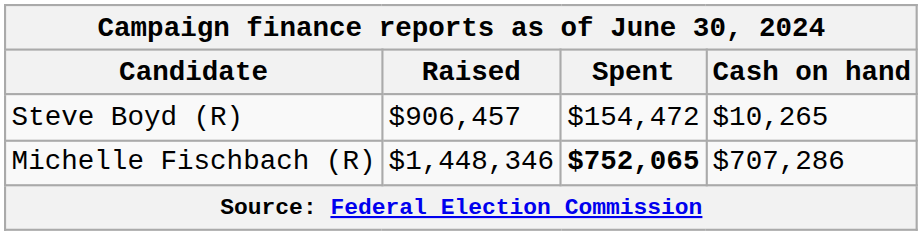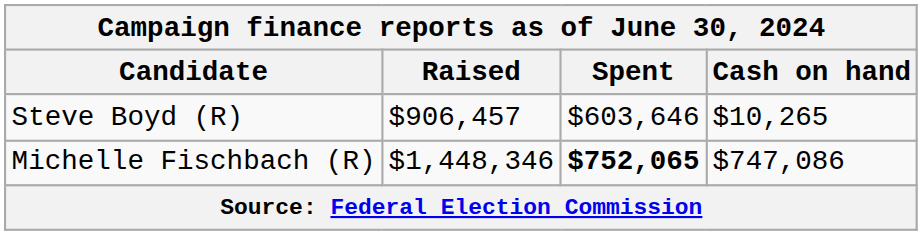(633, 117) $154,472 -> (633, 117) $603,646
(779, 162) $707,286 -> (779, 162) $747,086
